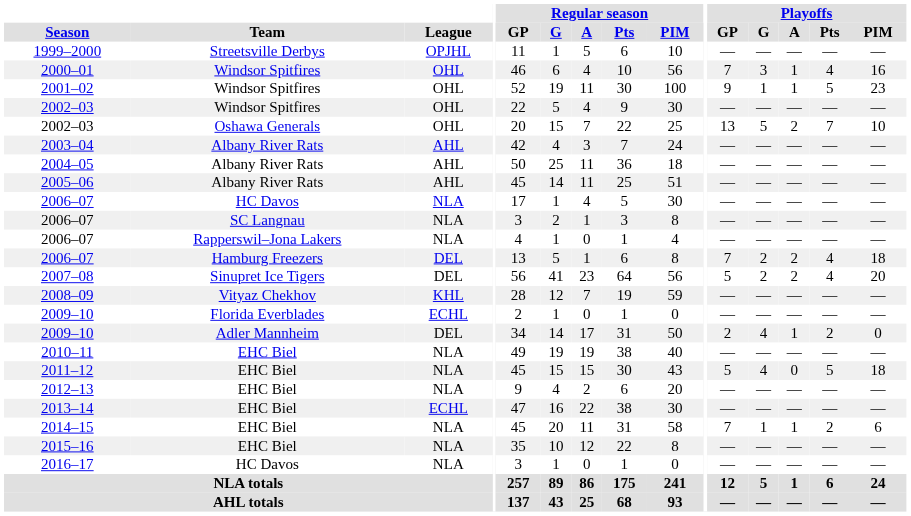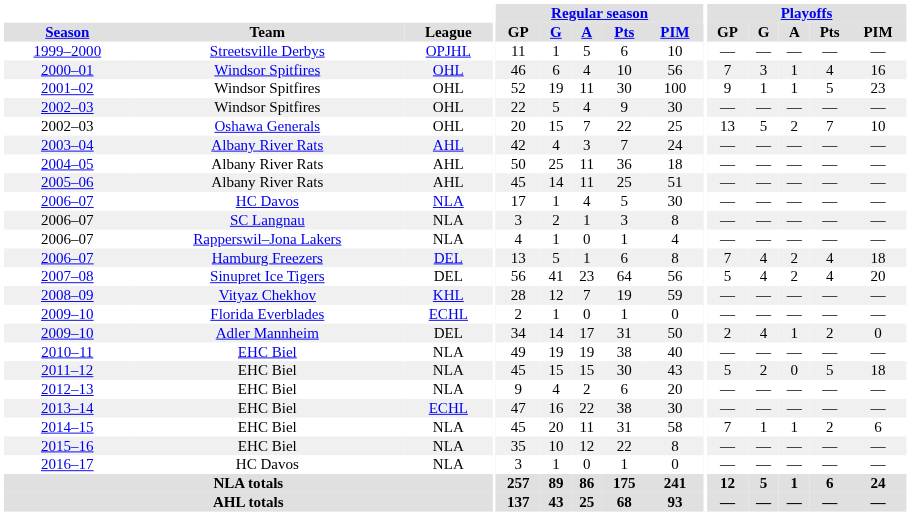(764, 257) 2 -> (764, 257) 4
(764, 276) 2 -> (764, 276) 4
(764, 370) 4 -> (764, 370) 2
